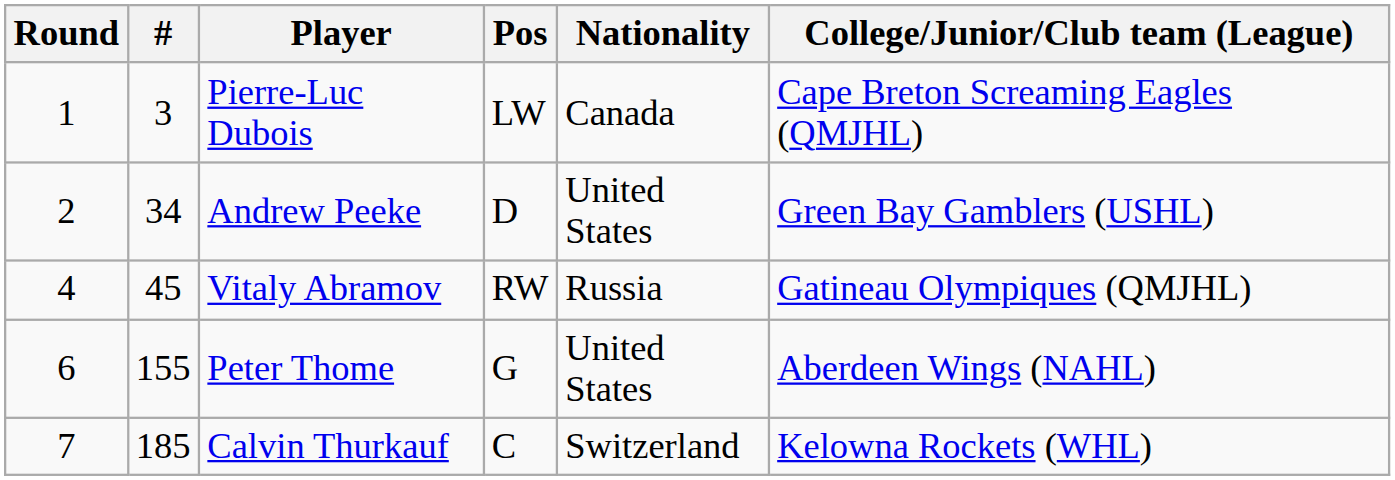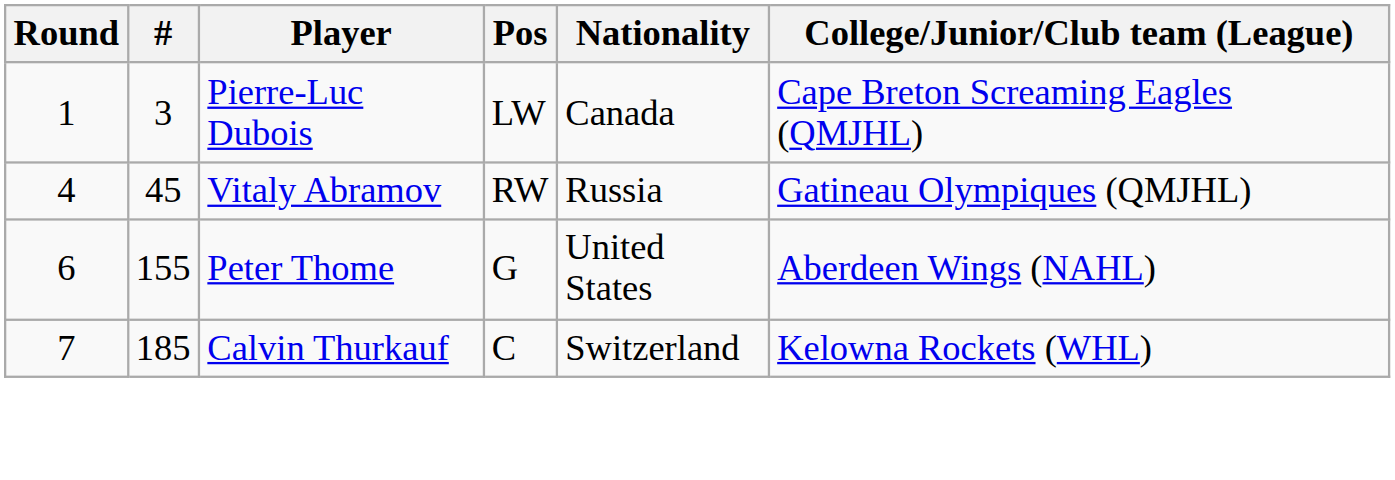- row: (314, 210)
